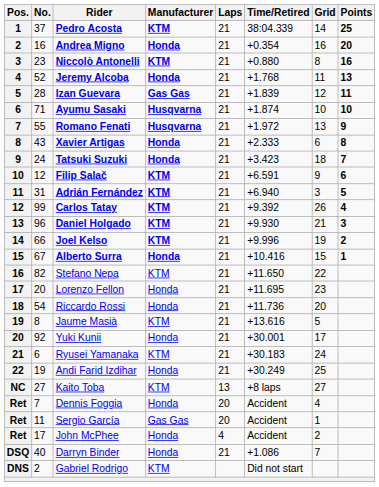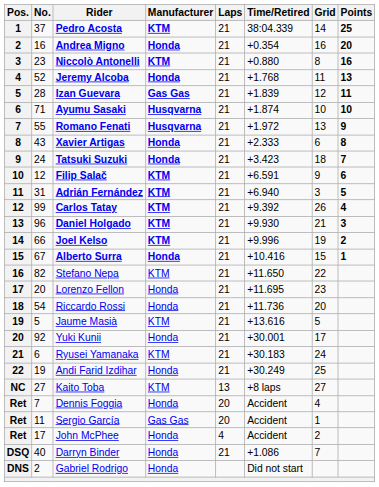(37, 322) 8 -> (37, 322) 5
(159, 468) KTM -> (163, 468) Honda
